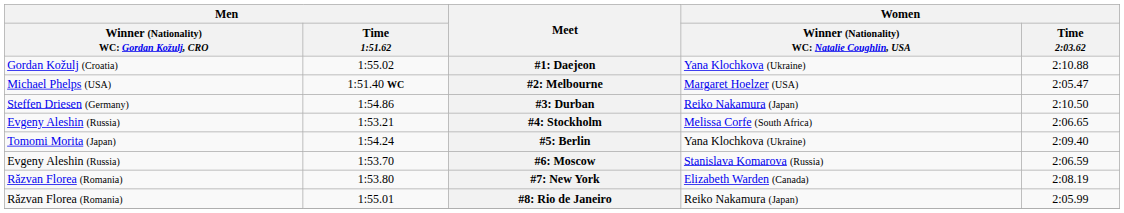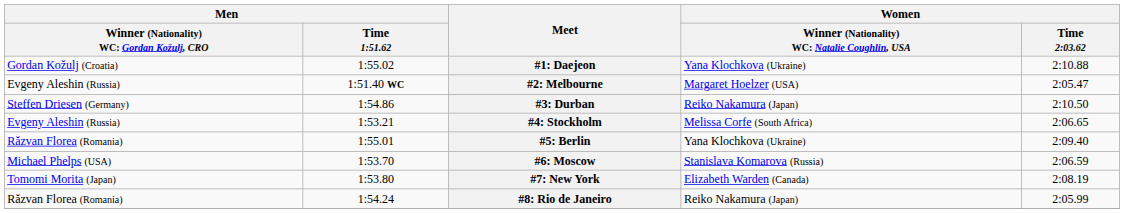(59, 84) Michael Phelps (USA) -> (63, 84) Evgeny Aleshin (Russia)
(61, 141) Tomomi Morita (Japan) -> (65, 141) Răzvan Florea (Romania)
(376, 141) 1:54.24 -> (376, 141) 1:55.01
(63, 160) Evgeny Aleshin (Russia) -> (59, 160) Michael Phelps (USA)
(65, 179) Răzvan Florea (Romania) -> (61, 179) Tomomi Morita (Japan)
(376, 198) 1:55.01 -> (376, 198) 1:54.24
